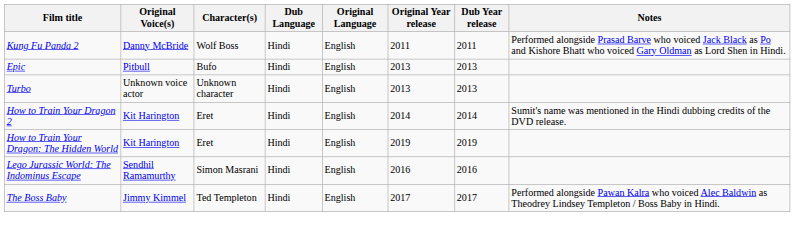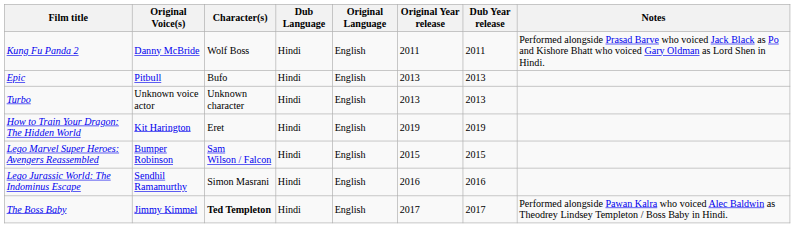- row: (61, 116)
+ row: (63, 154)
(227, 198) normal -> (239, 209) bold
